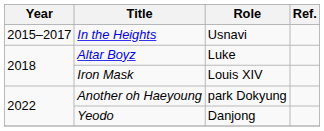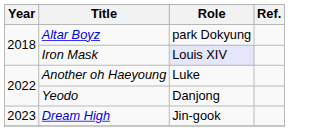- row: (117, 34)
(222, 55) Luke -> (212, 34) park Dokyung
(235, 75) no background -> (200, 55) lavender background
(247, 95) park Dokyung -> (186, 75) Luke
+ row: (76, 116)
